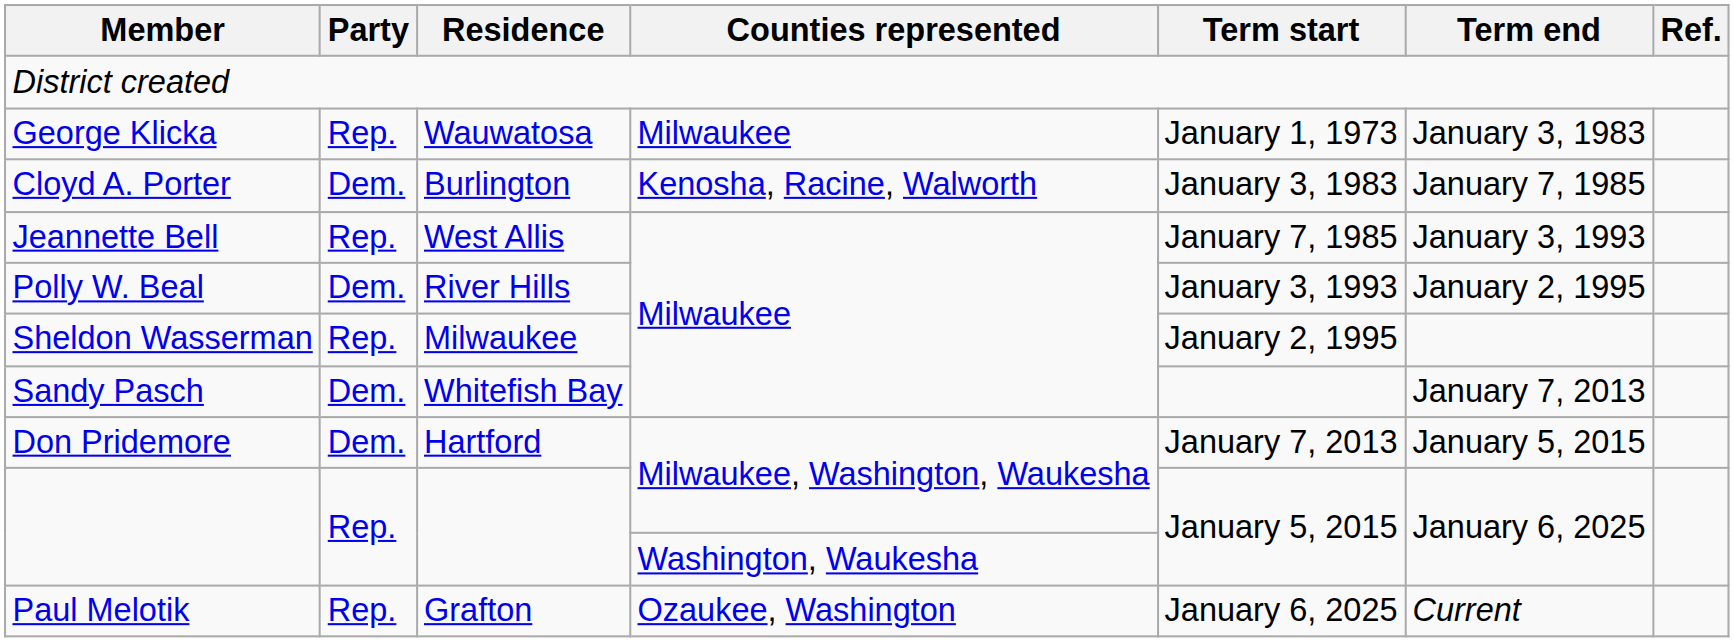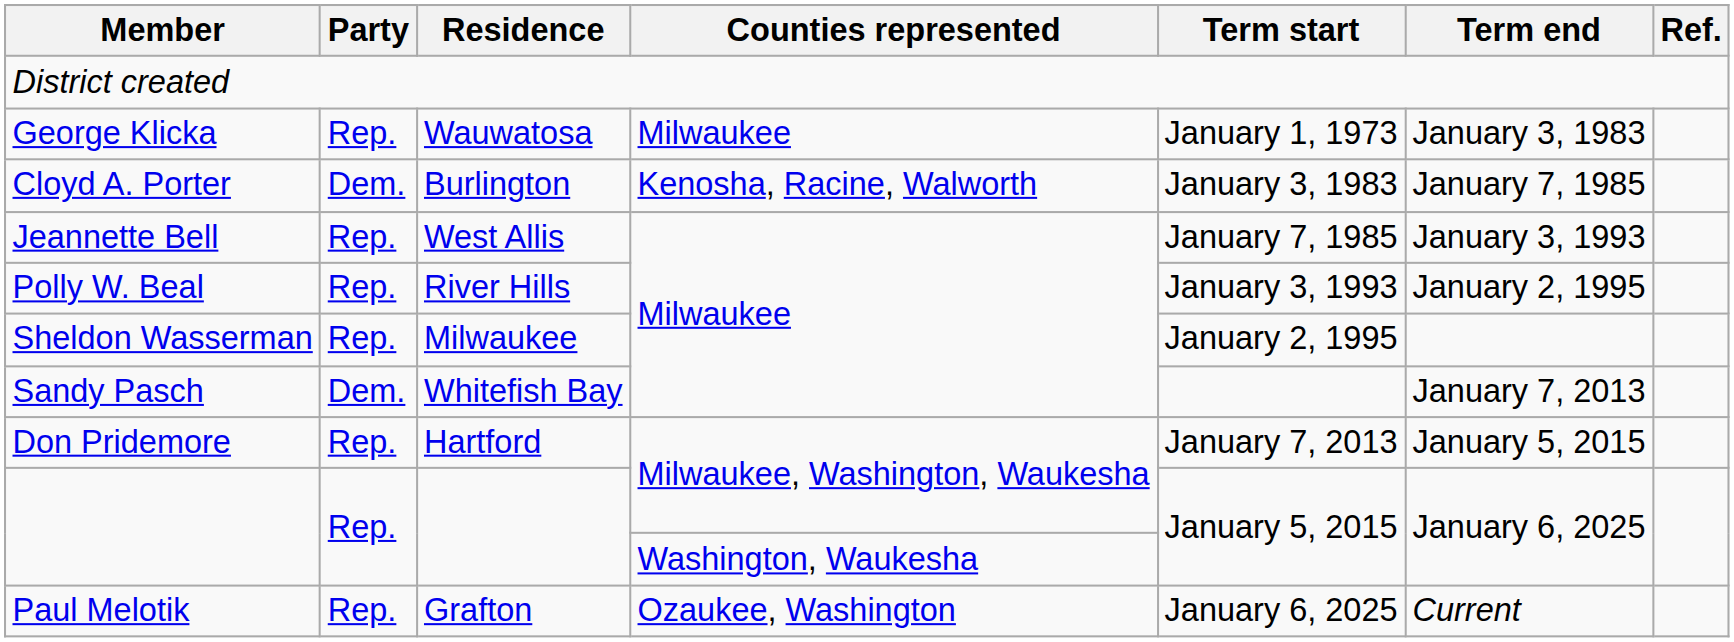(367, 287) Dem. -> (362, 287) Rep.
(367, 442) Dem. -> (362, 442) Rep.
